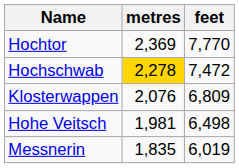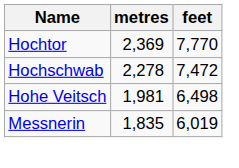(158, 70) gold background -> (146, 70) no background
- row: (63, 96)
